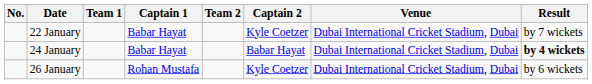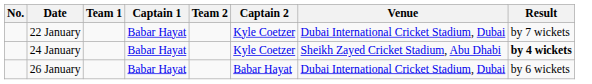(276, 50) Babar Hayat -> (264, 50) Kyle Coetzer
(416, 50) Dubai International Cricket Stadium, Dubai -> (401, 50) Sheikh Zayed Cricket Stadium, Abu Dhabi
(163, 69) Rohan Mustafa -> (157, 69) Babar Hayat
(277, 69) Kyle Coetzer -> (263, 69) Babar Hayat
